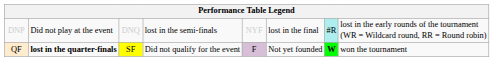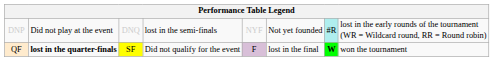(293, 31) lost in the final -> (295, 31) Not yet founded
(295, 50) Not yet founded -> (293, 50) lost in the final
